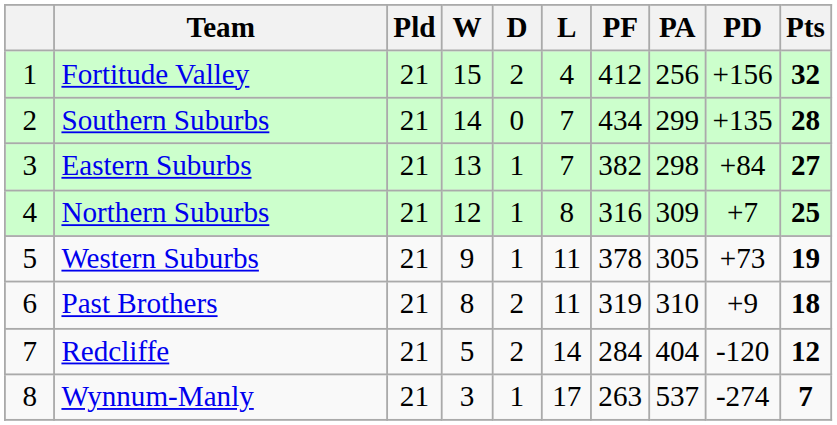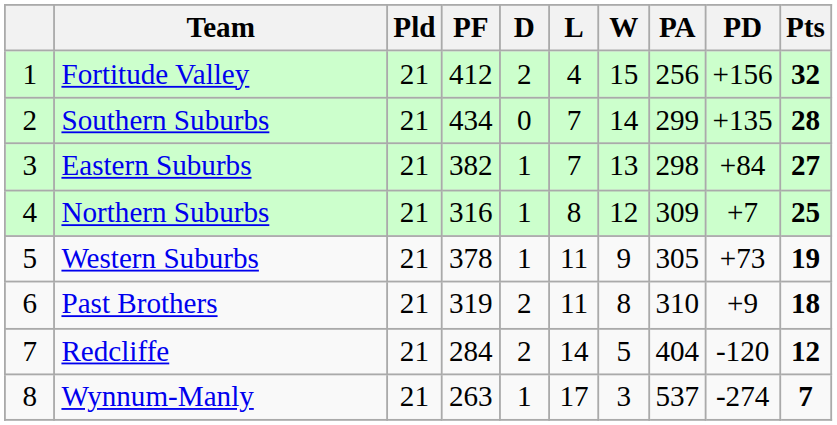columns swapped: (467, 27) <-> (620, 27)
